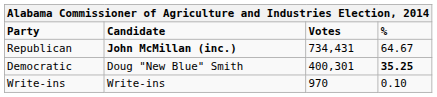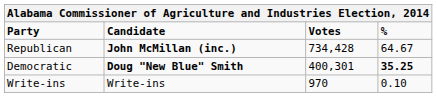(331, 48) 734,431 -> (331, 48) 734,428
(175, 66) normal -> (175, 66) bold
